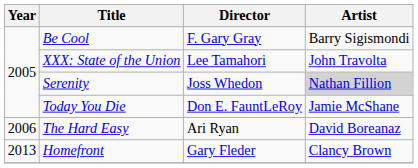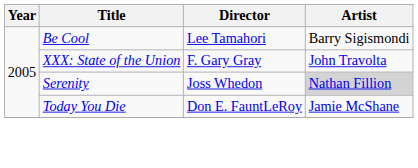(224, 38) F. Gary Gray -> (226, 38) Lee Tamahori
(226, 60) Lee Tamahori -> (224, 60) F. Gary Gray
- row: (86, 128)
- row: (73, 151)
